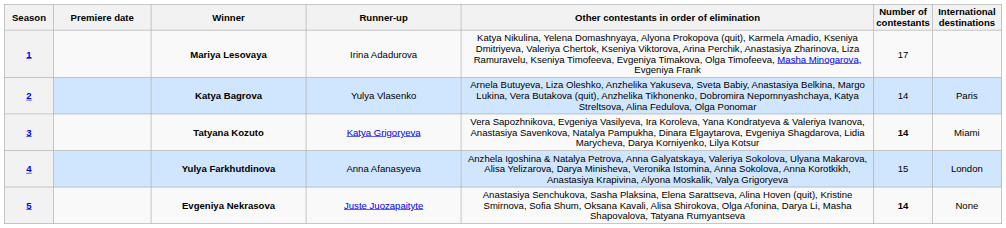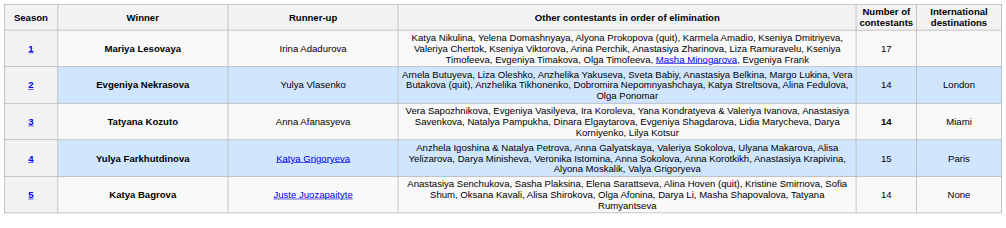- column: (102, 17)
(229, 96) Katya Bagrova -> (143, 85) Evgeniya Nekrasova
(967, 96) Paris -> (959, 85) London
(384, 133) Katya Grigoryeva -> (313, 122) Anna Afanasyeva
(384, 169) Anna Afanasyeva -> (313, 158) Katya Grigoryeva
(967, 169) London -> (959, 158) Paris
(229, 206) Evgeniya Nekrasova -> (143, 195) Katya Bagrova
(903, 206) bold -> (886, 195) normal
